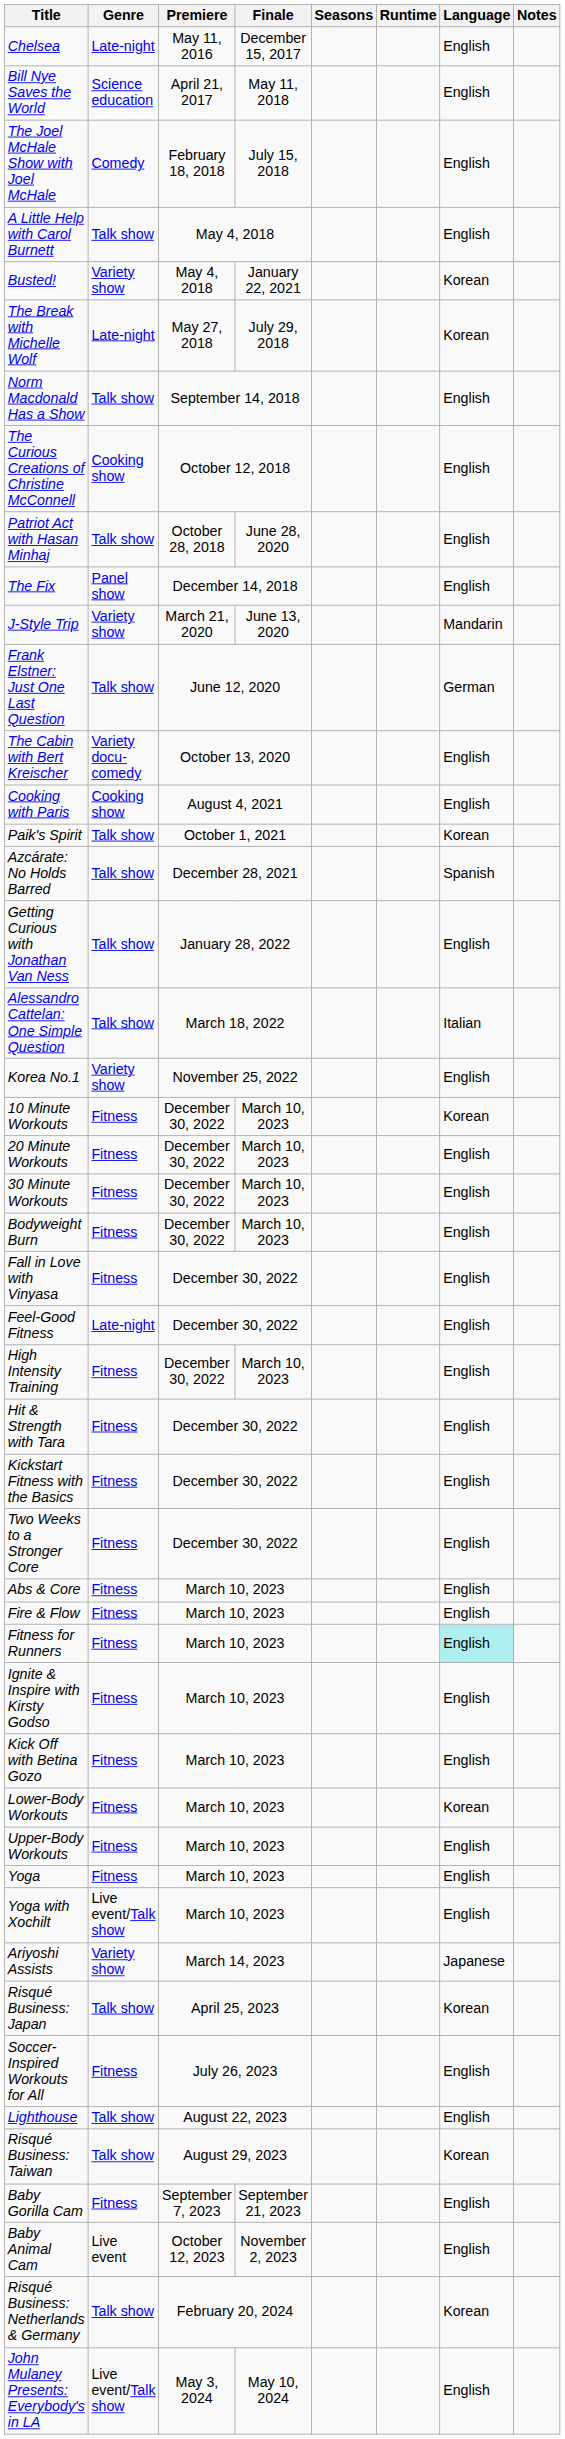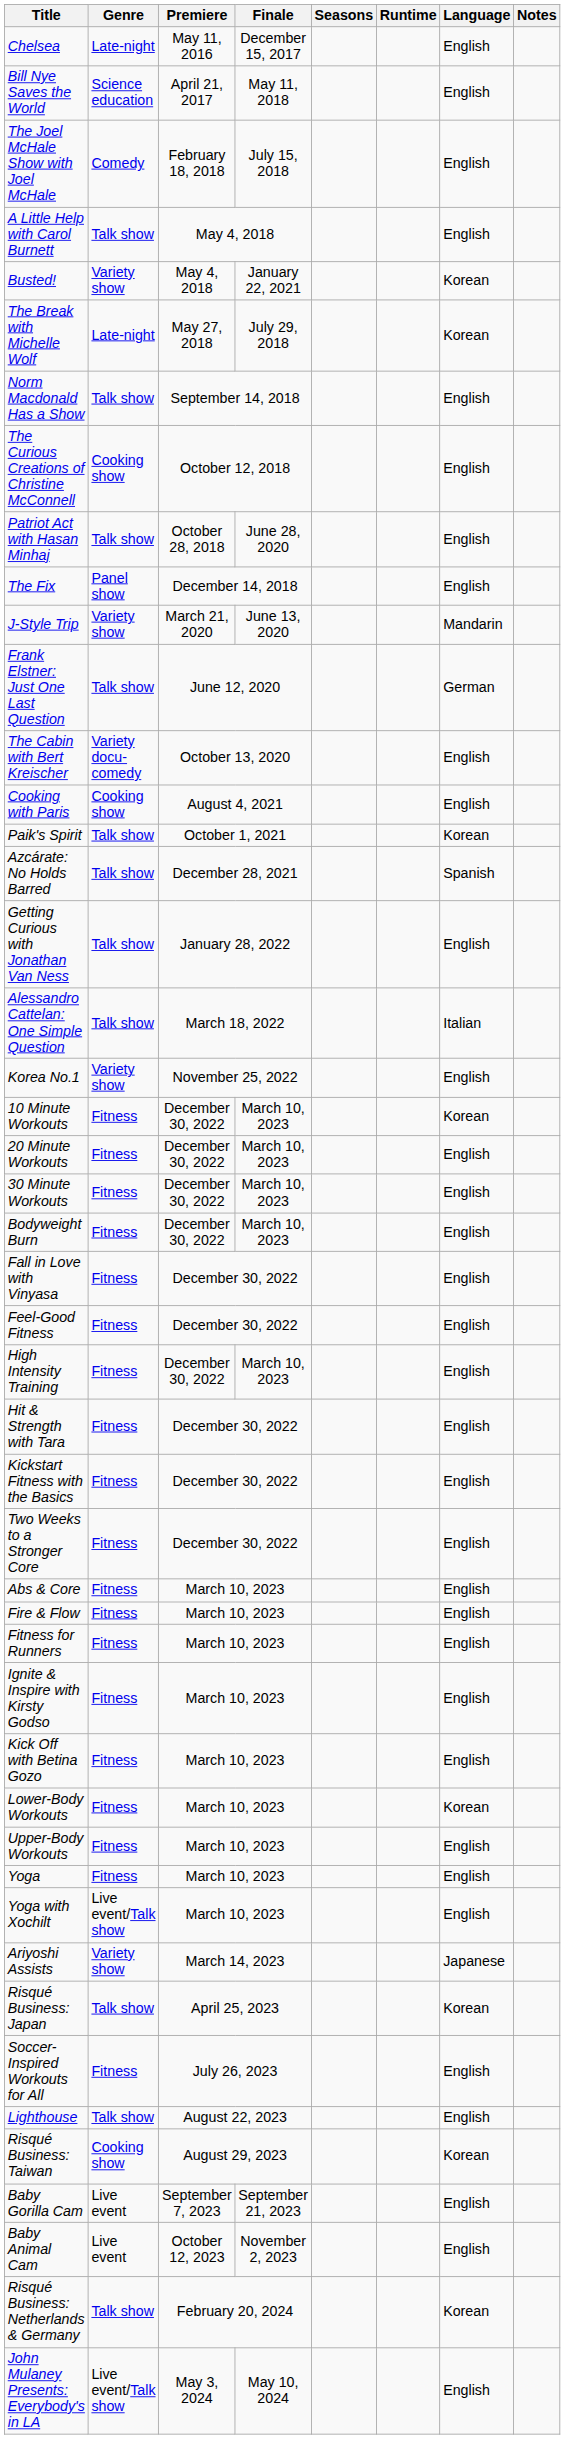(123, 1325) Late-night -> (114, 1325) Fitness
(467, 1643) paleturquoise background -> (467, 1643) no background
(123, 2156) Talk show -> (118, 2156) Cooking show
(114, 2202) Fitness -> (109, 2202) Live event
